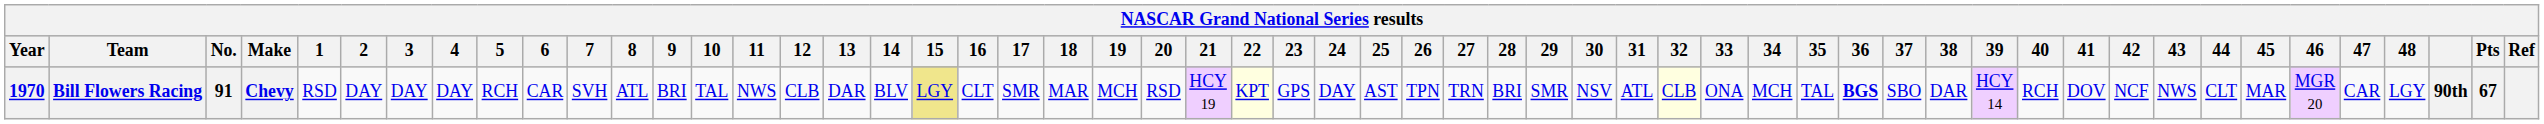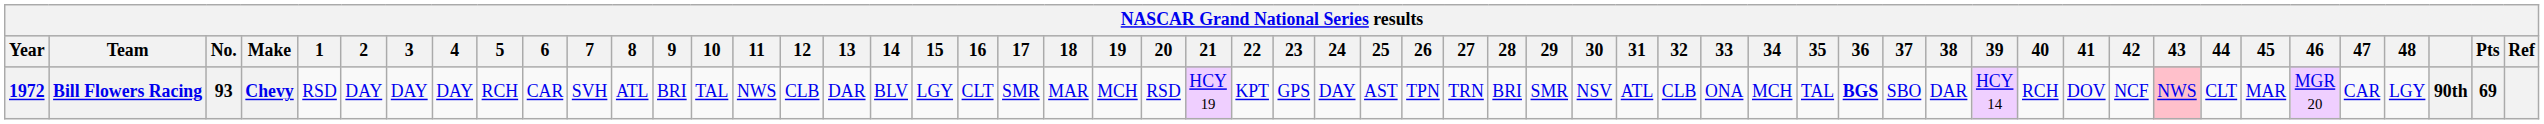(27, 92) 1970 -> (27, 92) 1972
(224, 92) 91 -> (224, 92) 93
(935, 92) khaki background -> (935, 92) no background
(1252, 92) lightyellow background -> (1252, 92) no background
(1679, 92) lightyellow background -> (1679, 92) no background
(2177, 92) no background -> (2177, 92) pink background
(2488, 92) 67 -> (2488, 92) 69
